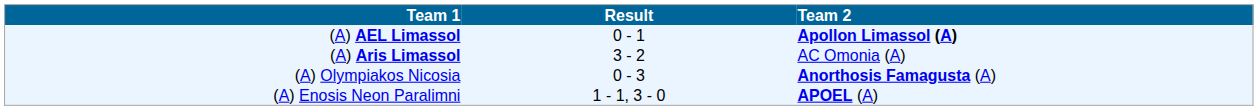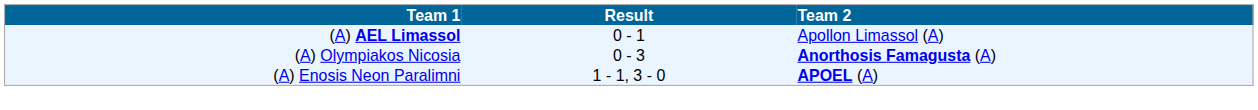(877, 35) bold -> (871, 35) normal
- row: (395, 55)
